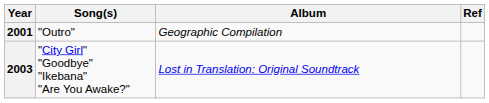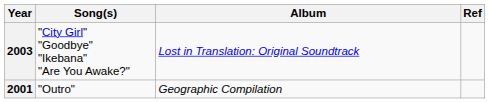rows swapped: (20, 31) <-> (20, 69)
